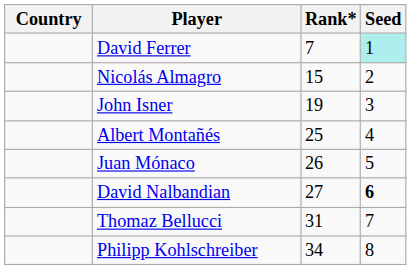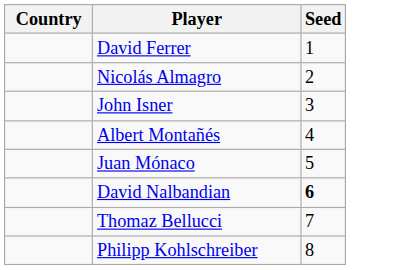- column: (331, 18)
(370, 47) paleturquoise background -> (309, 47) no background
